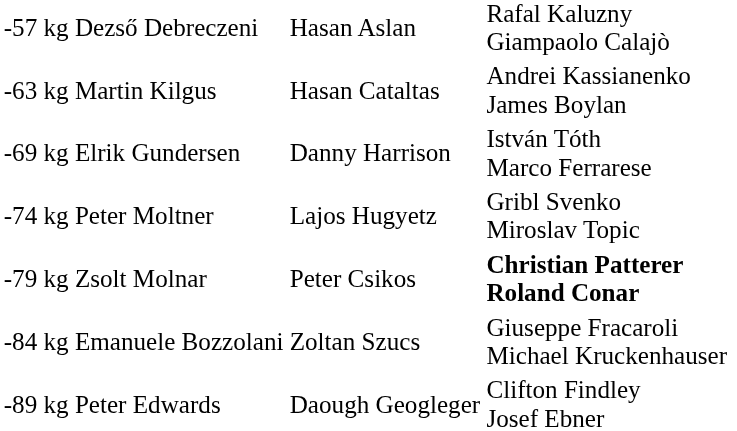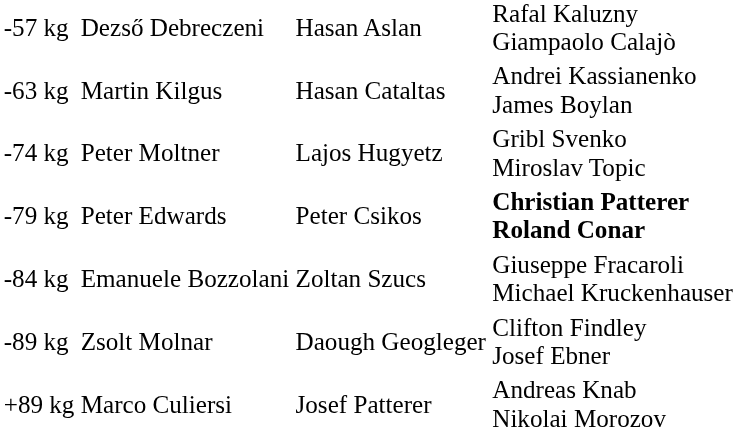- row: (36, 153)
(141, 278) Zsolt Molnar -> (154, 216) Peter Edwards
(148, 404) Peter Edwards -> (147, 341) Zsolt Molnar
+ row: (39, 404)
